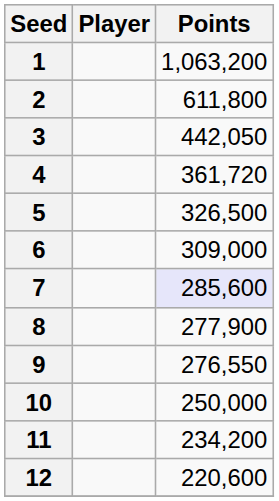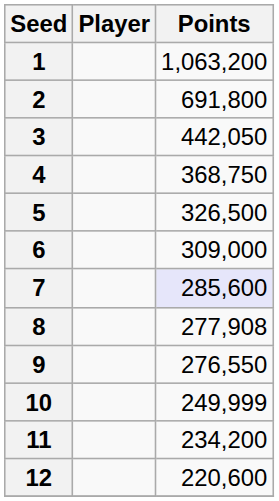(225, 99) 611,800 -> (224, 99) 691,800
(224, 175) 361,720 -> (224, 175) 368,750
(224, 326) 277,900 -> (224, 326) 277,908
(224, 402) 250,000 -> (224, 402) 249,999
